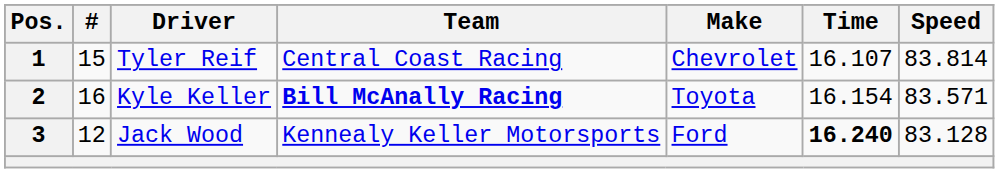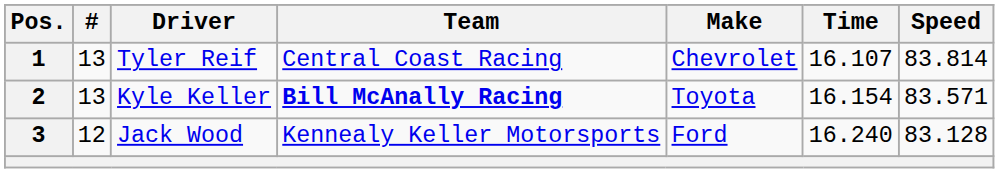(92, 62) 15 -> (92, 62) 13
(92, 99) 16 -> (92, 99) 13
(851, 137) bold -> (851, 137) normal
